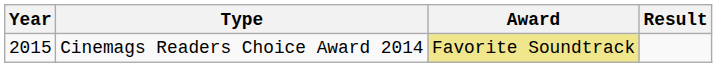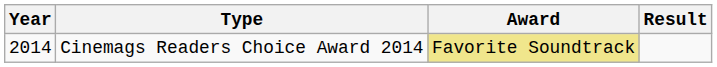(30, 48) 2015 -> (30, 48) 2014
